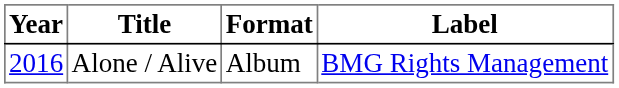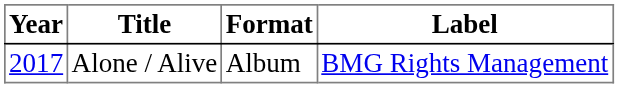(36, 62) 2016 -> (36, 62) 2017
